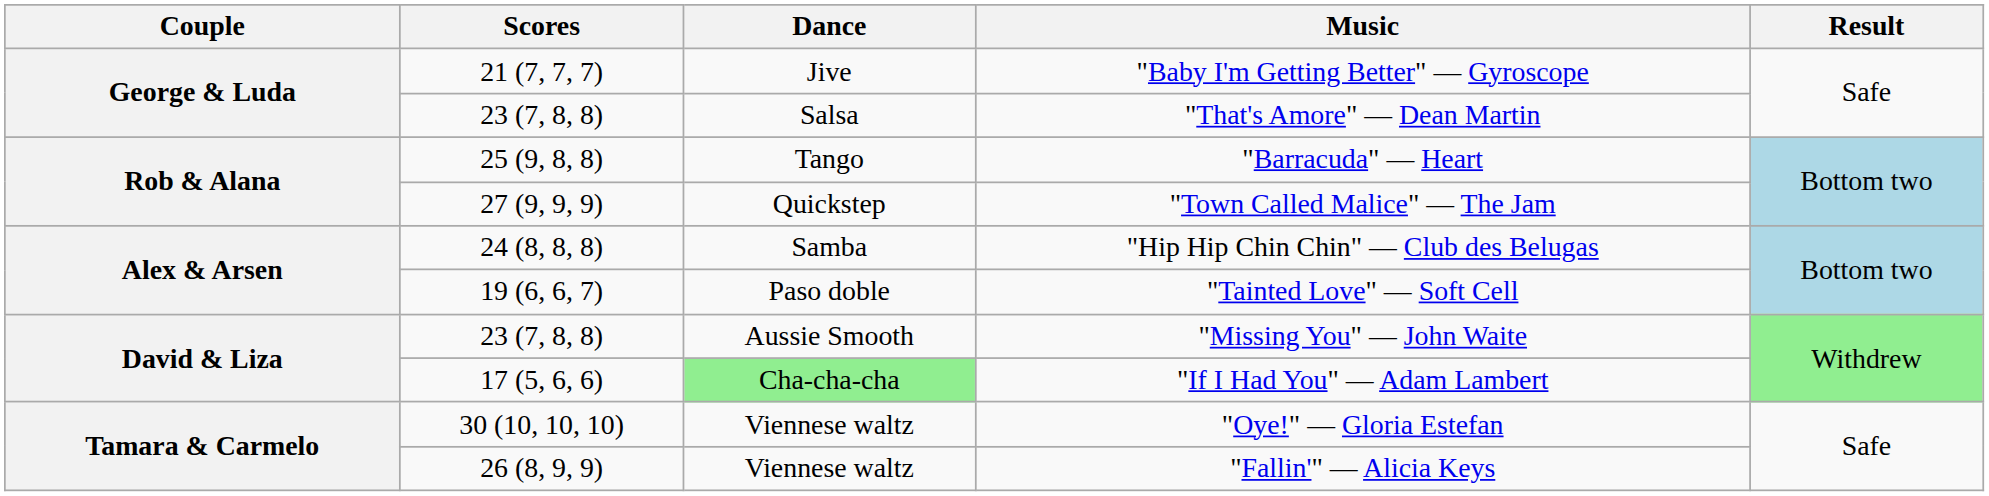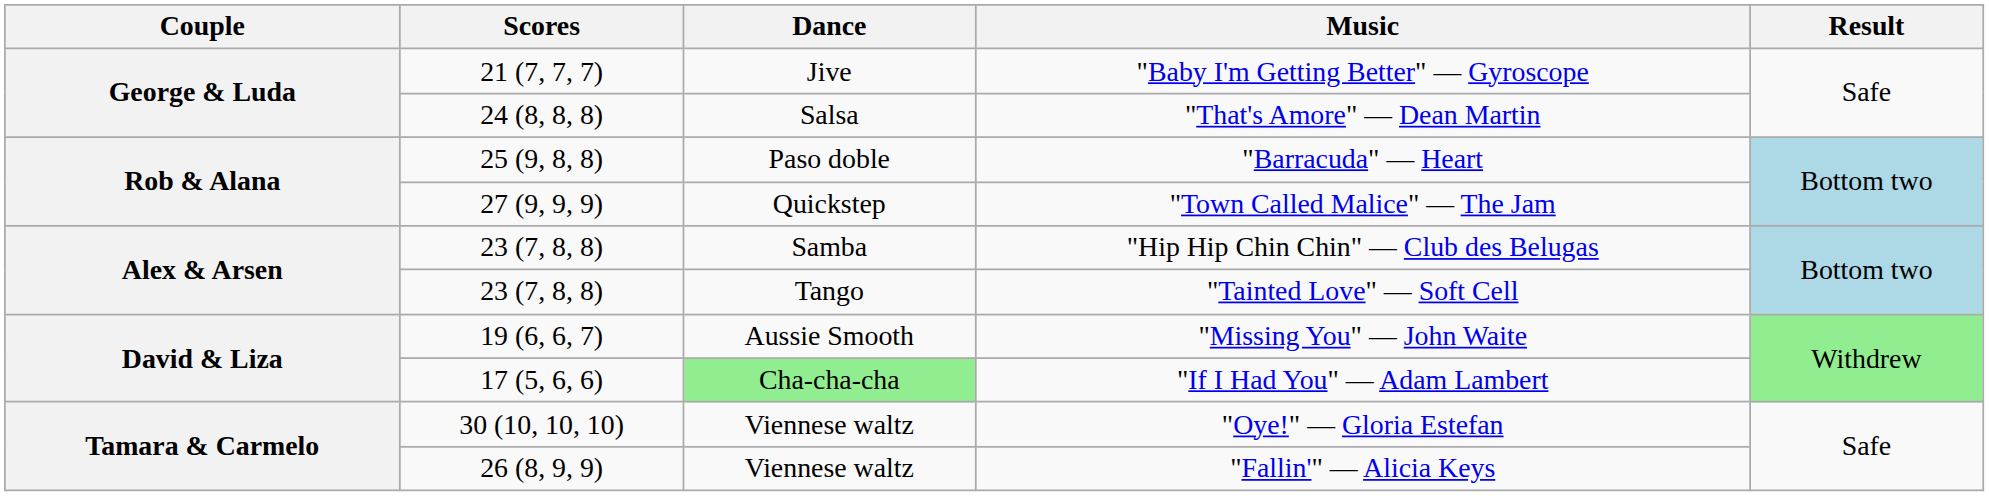(542, 114) 23 (7, 8, 8) -> (542, 114) 24 (8, 8, 8)
(829, 159) Tango -> (829, 159) Paso doble
(542, 247) 24 (8, 8, 8) -> (542, 247) 23 (7, 8, 8)
(542, 291) 19 (6, 6, 7) -> (542, 291) 23 (7, 8, 8)
(829, 291) Paso doble -> (829, 291) Tango
(542, 335) 23 (7, 8, 8) -> (542, 335) 19 (6, 6, 7)
